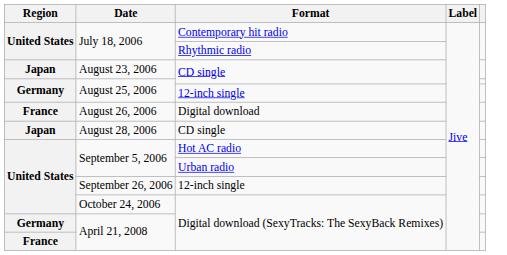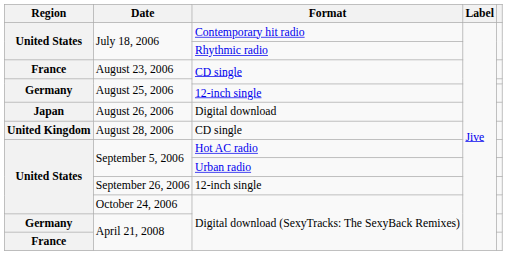(40, 69) Japan -> (49, 69) France
(40, 111) France -> (49, 111) Japan
(40, 130) Japan -> (49, 130) United Kingdom
